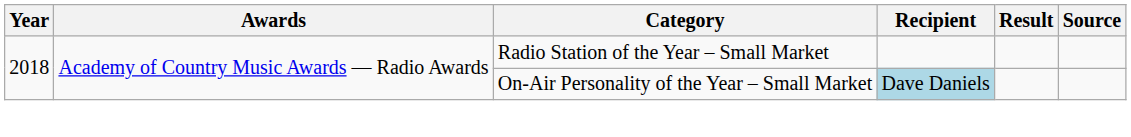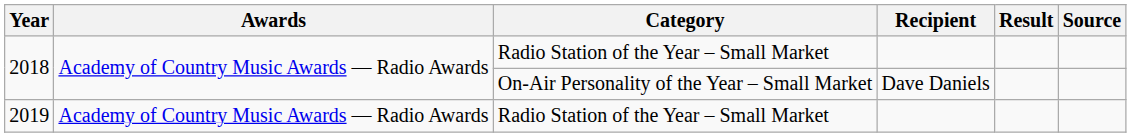(936, 83) lightblue background -> (936, 83) no background
+ row: (29, 115)
